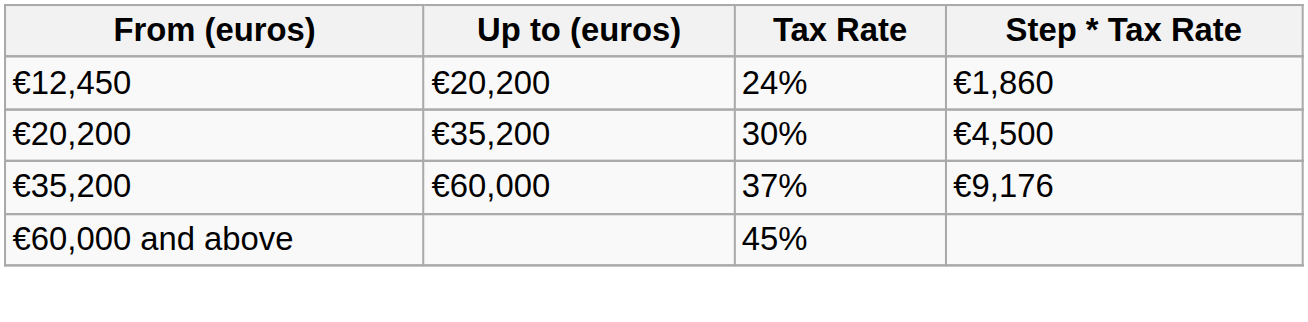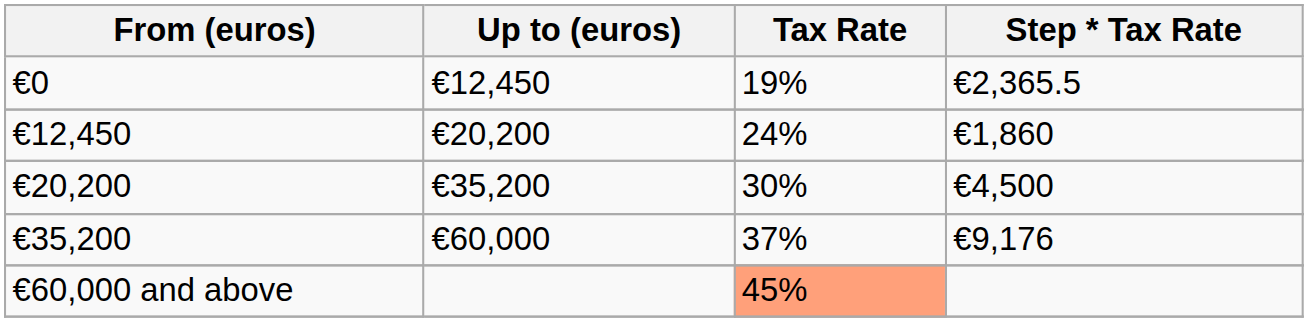+ row: (31, 82)
(775, 238) no background -> (775, 290) lightsalmon background
